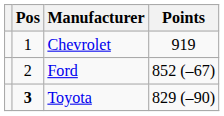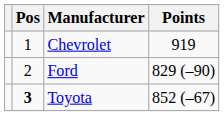(184, 71) 852 (–67) -> (184, 71) 829 (–90)
(184, 97) 829 (–90) -> (184, 97) 852 (–67)
